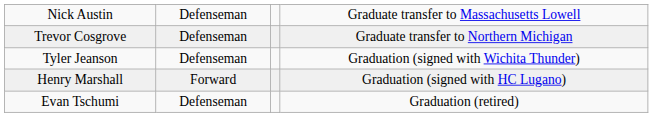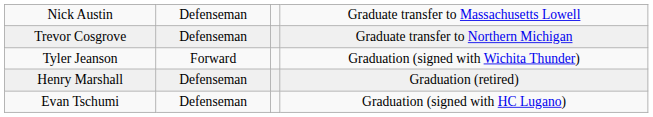(213, 58) Defenseman -> (213, 58) Forward
(213, 79) Forward -> (213, 79) Defenseman
(464, 79) Graduation (signed with HC Lugano) -> (464, 79) Graduation (retired)
(464, 101) Graduation (retired) -> (464, 101) Graduation (signed with HC Lugano)
